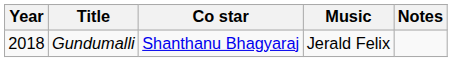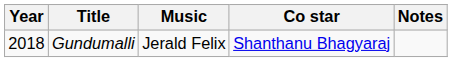columns swapped: (221, 17) <-> (348, 17)
